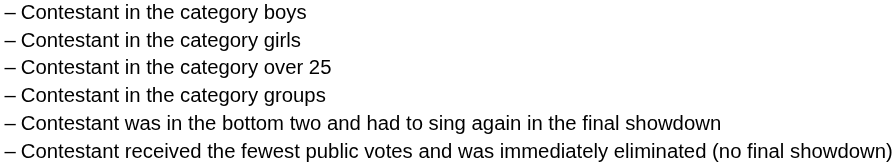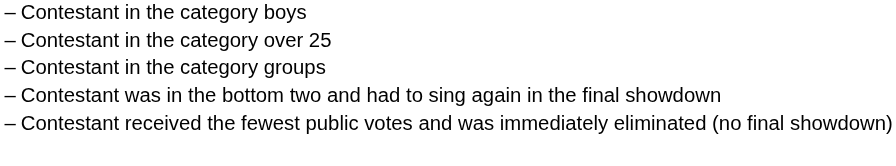- row: (161, 40)
